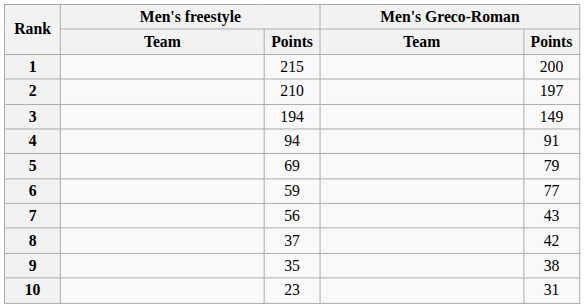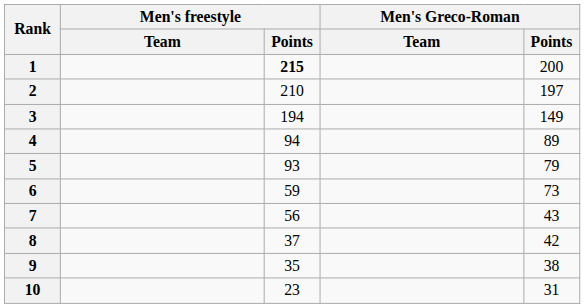(292, 66) normal -> (292, 66) bold
(552, 141) 91 -> (552, 141) 89
(292, 166) 69 -> (292, 166) 93
(552, 191) 77 -> (552, 191) 73
